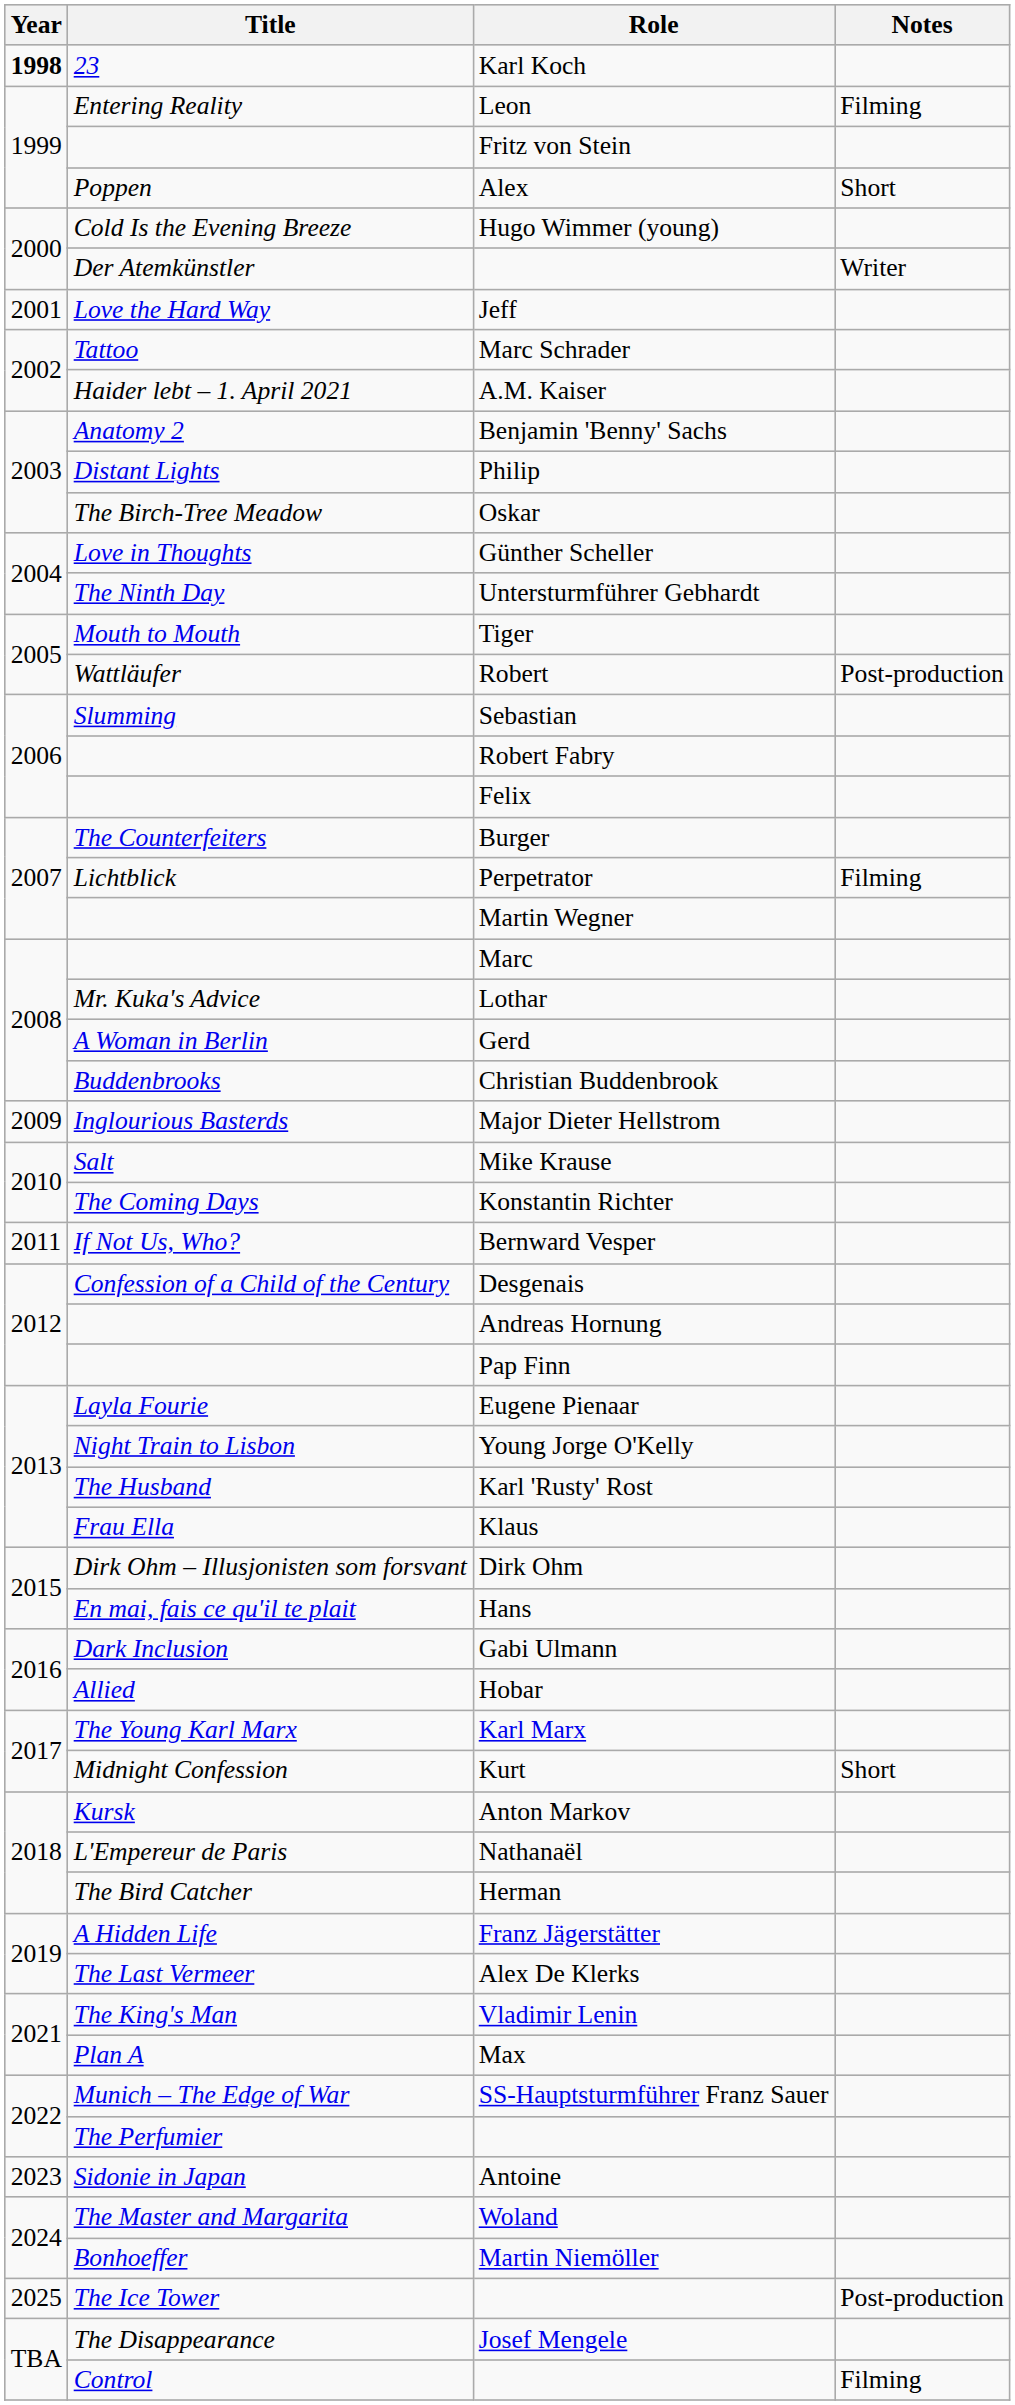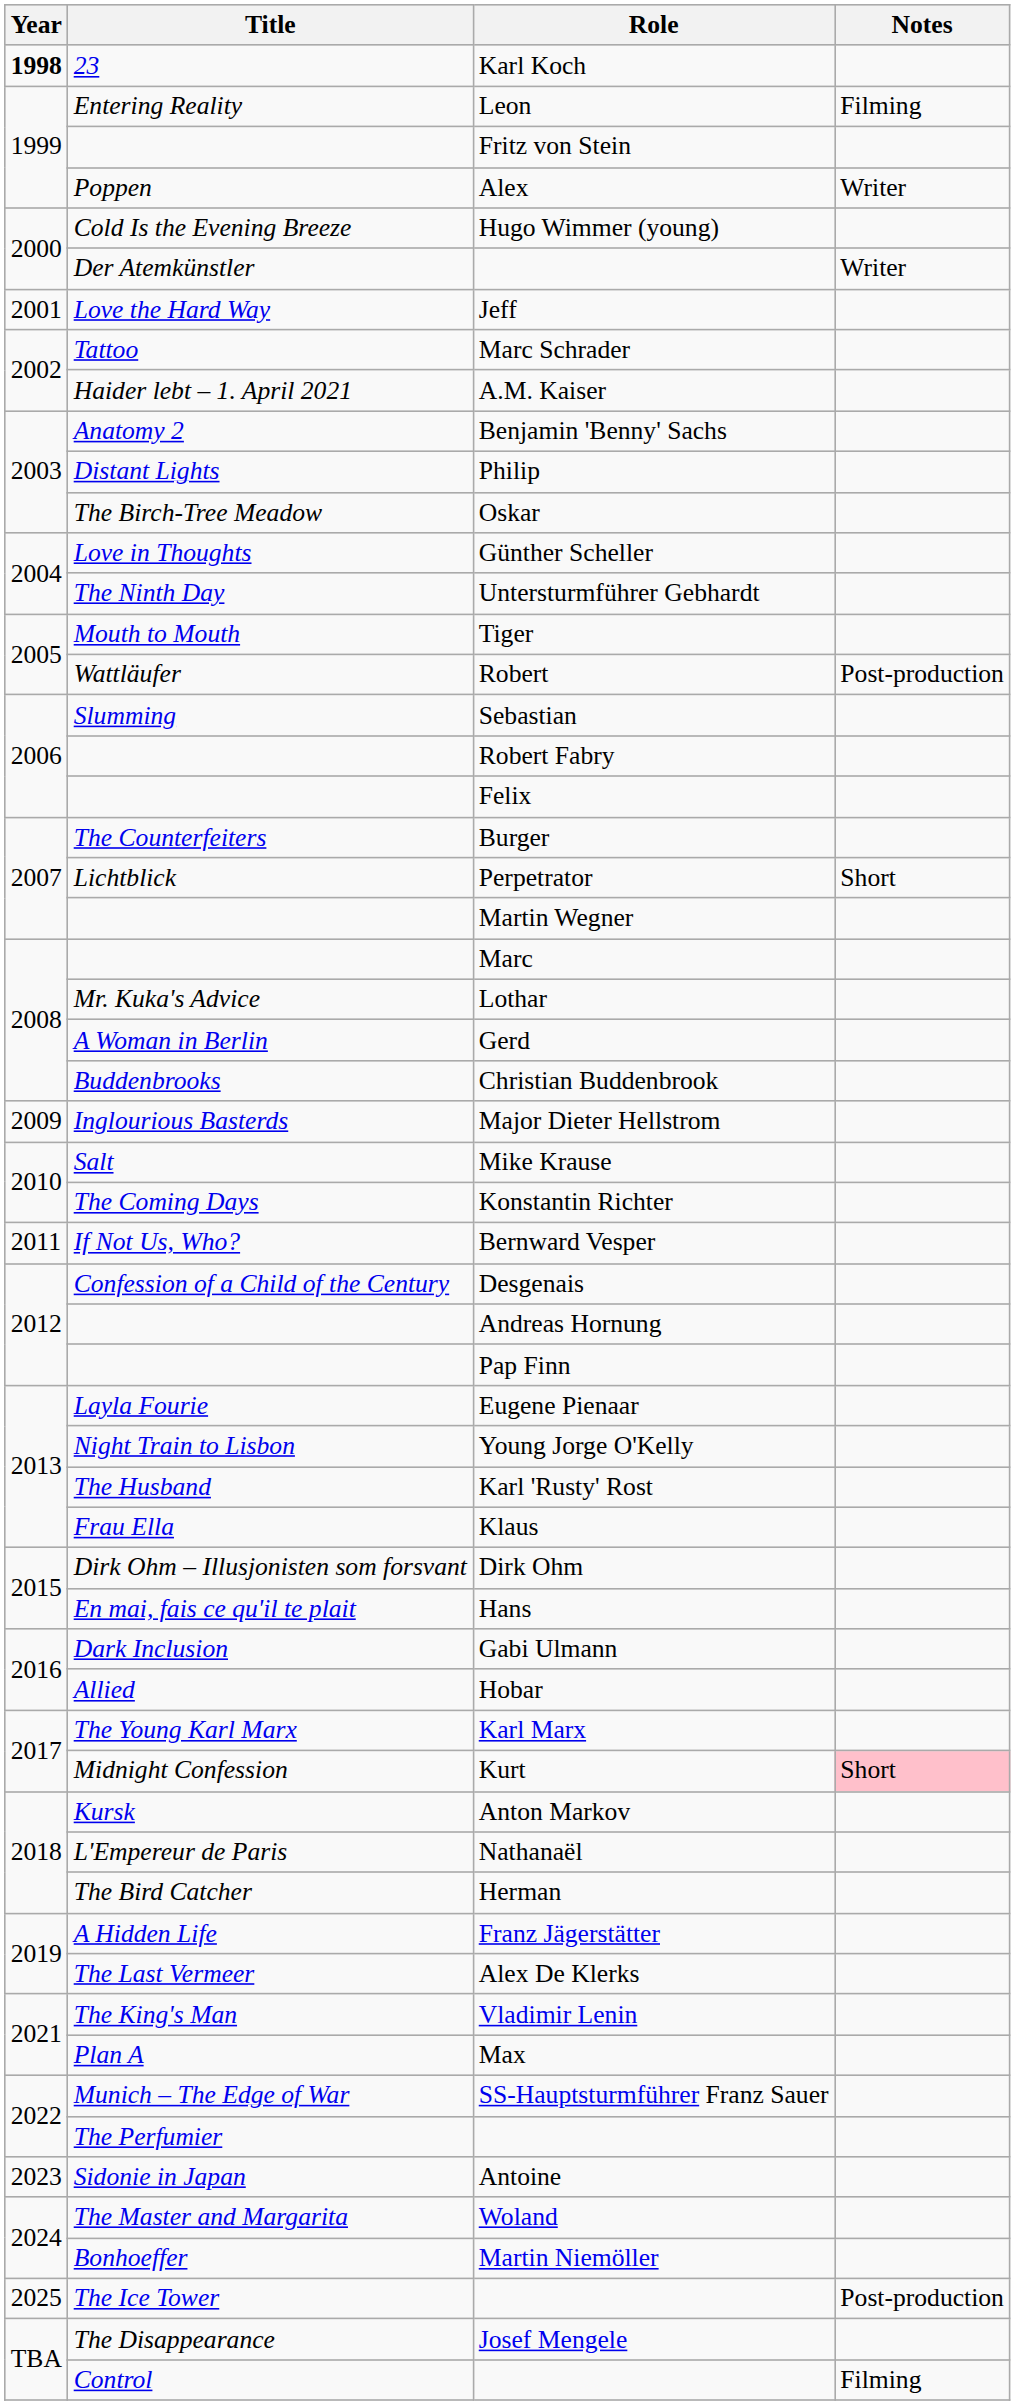(868, 187) Short -> (873, 187) Writer
(881, 877) Filming -> (868, 877) Short
(868, 1770) no background -> (868, 1770) pink background
